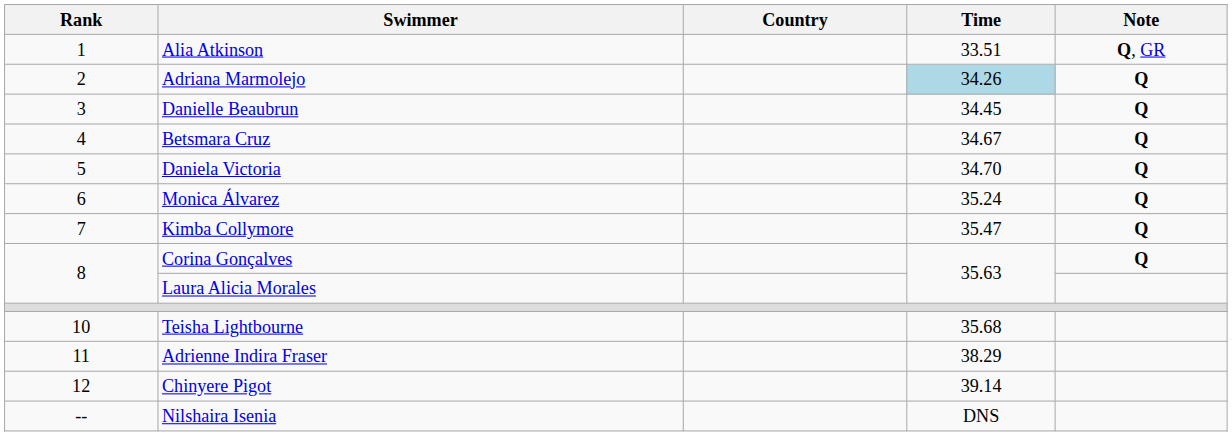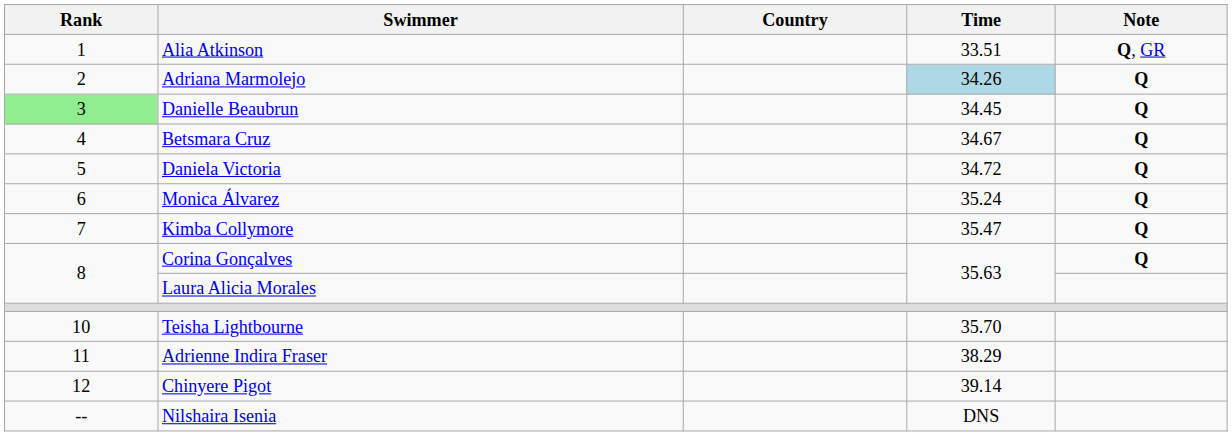(81, 108) no background -> (81, 108) lightgreen background
(981, 168) 34.70 -> (981, 168) 34.72
(981, 326) 35.68 -> (981, 326) 35.70
